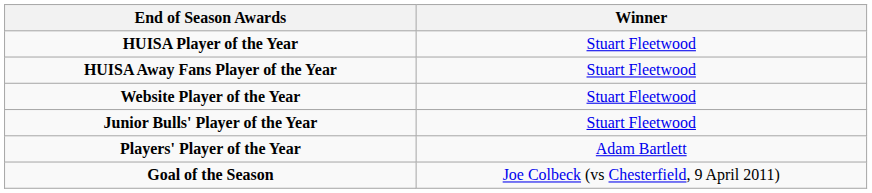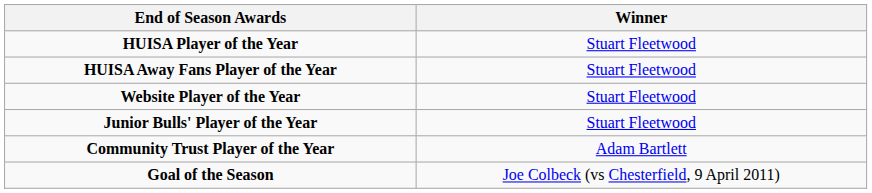+ row: (210, 149)
- row: (210, 149)
